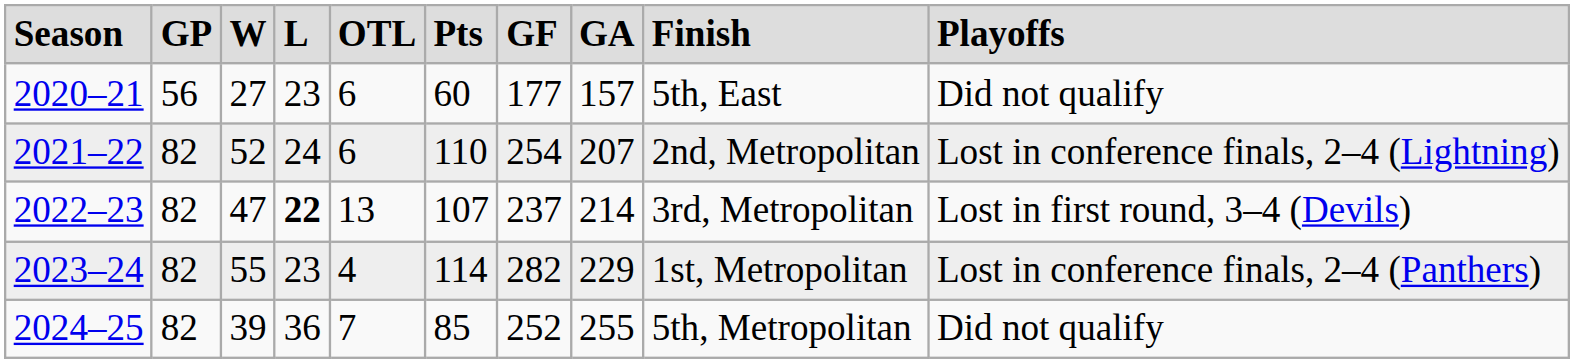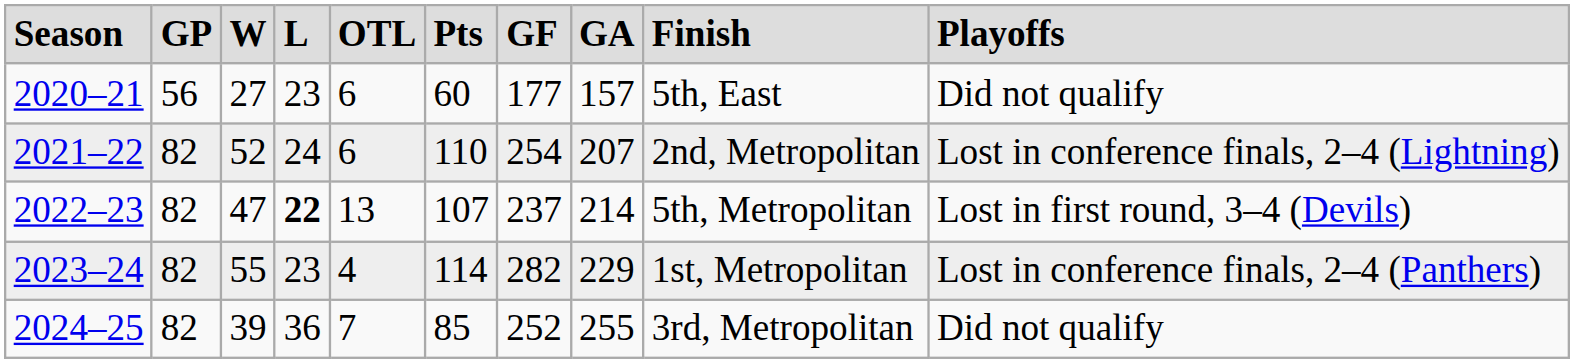(783, 210) 3rd, Metropolitan -> (782, 210) 5th, Metropolitan
(782, 328) 5th, Metropolitan -> (783, 328) 3rd, Metropolitan
